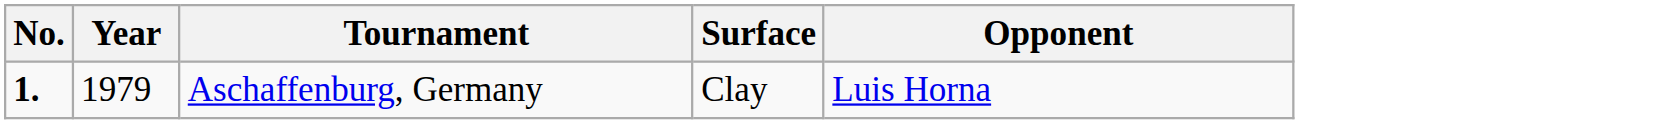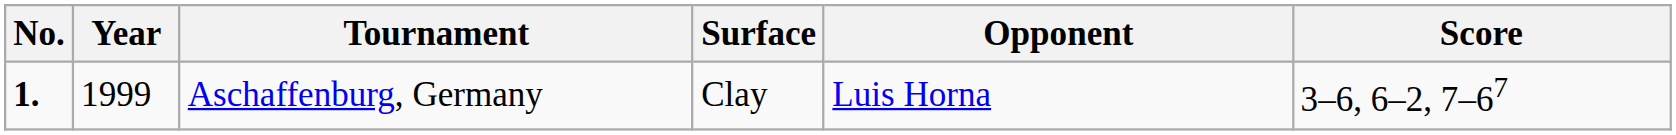+ column: (1481, 32)
(116, 89) 1979 -> (116, 94) 1999
